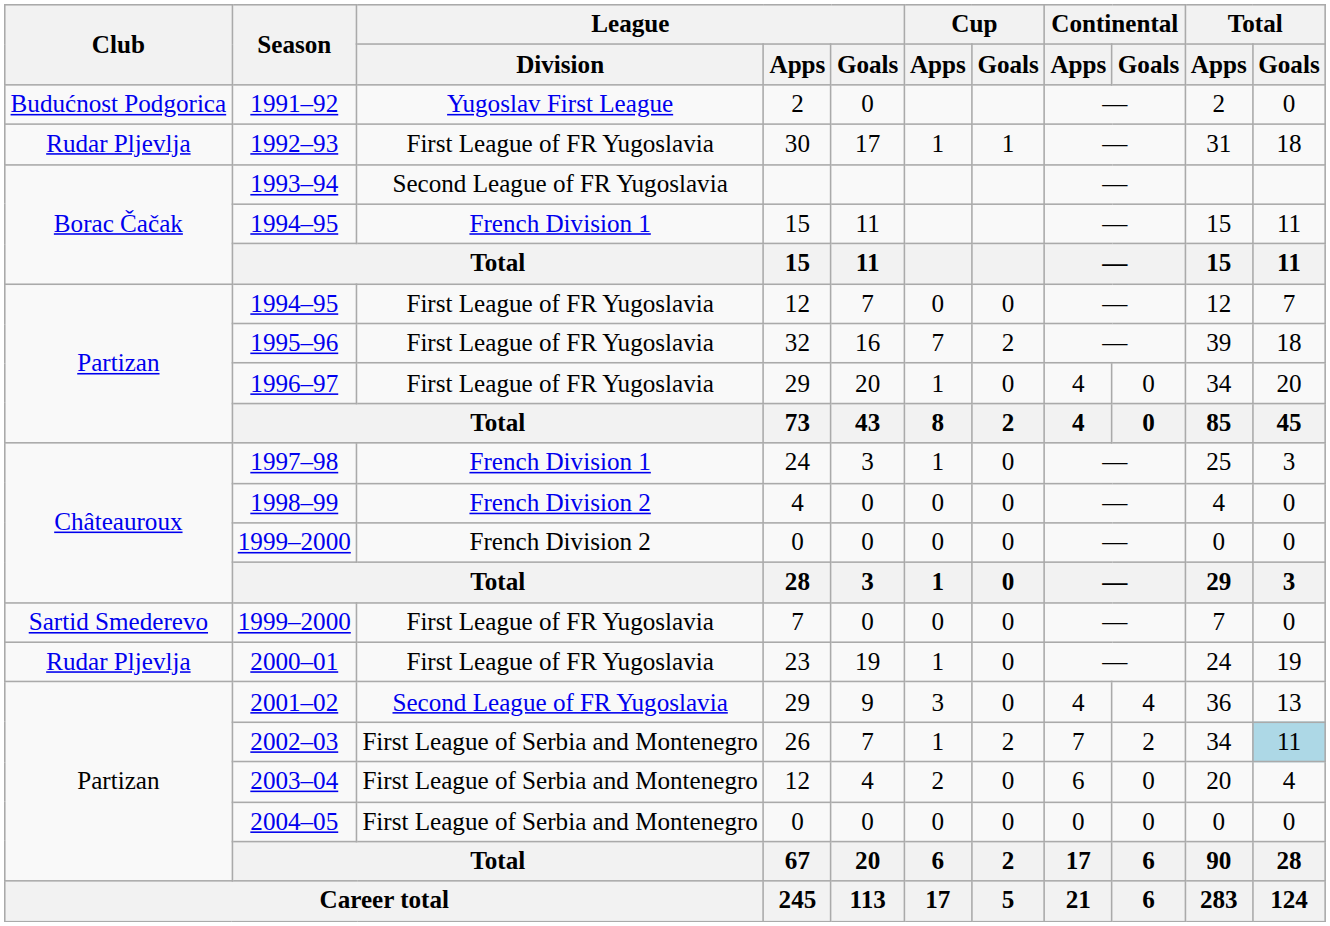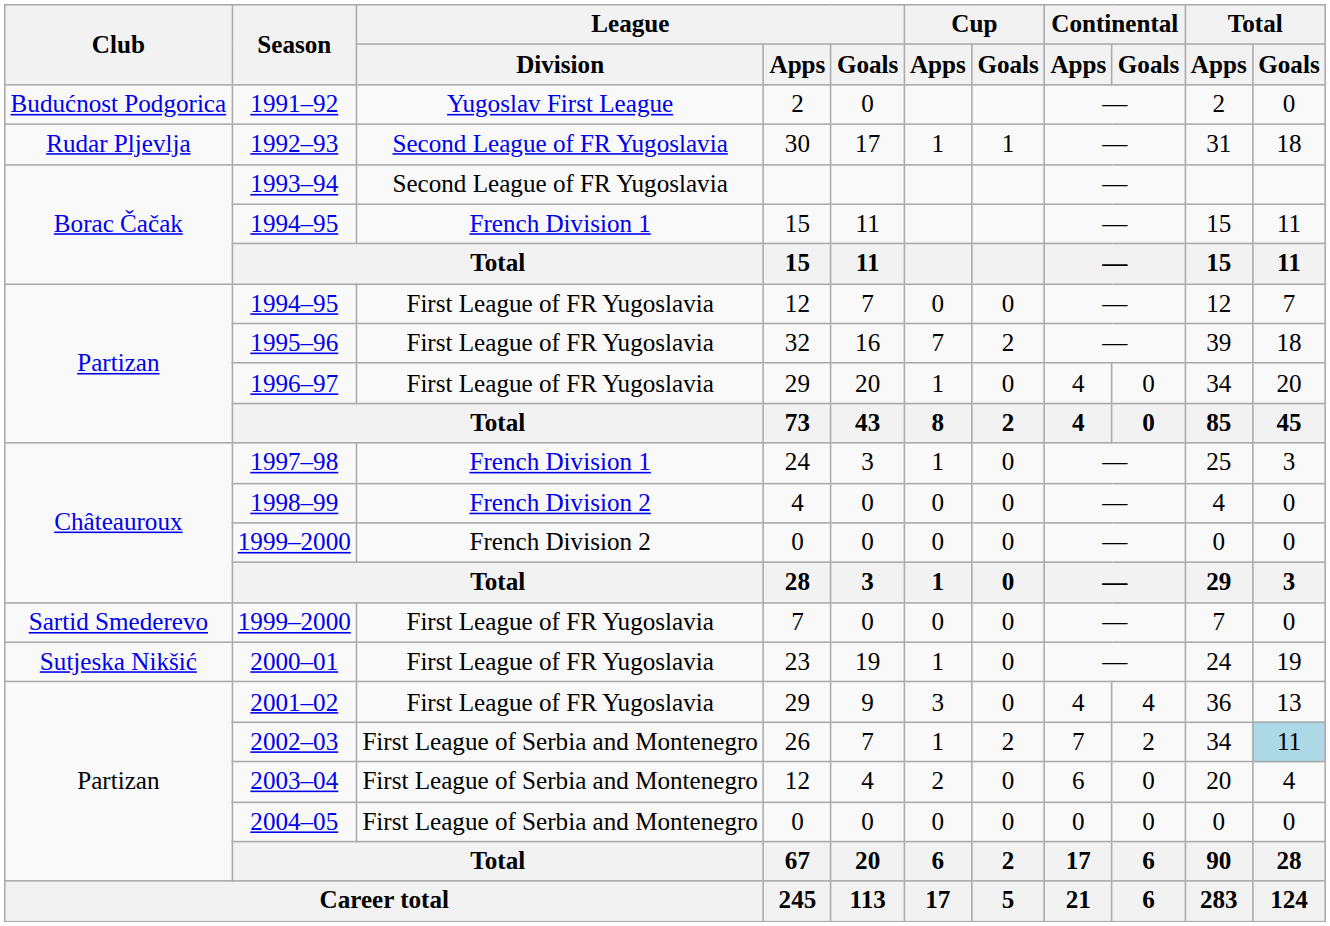(560, 143) First League of FR Yugoslavia -> (560, 143) Second League of FR Yugoslavia
(118, 661) Rudar Pljevlja -> (118, 661) Sutjeska Nikšić
(560, 701) Second League of FR Yugoslavia -> (560, 701) First League of FR Yugoslavia
